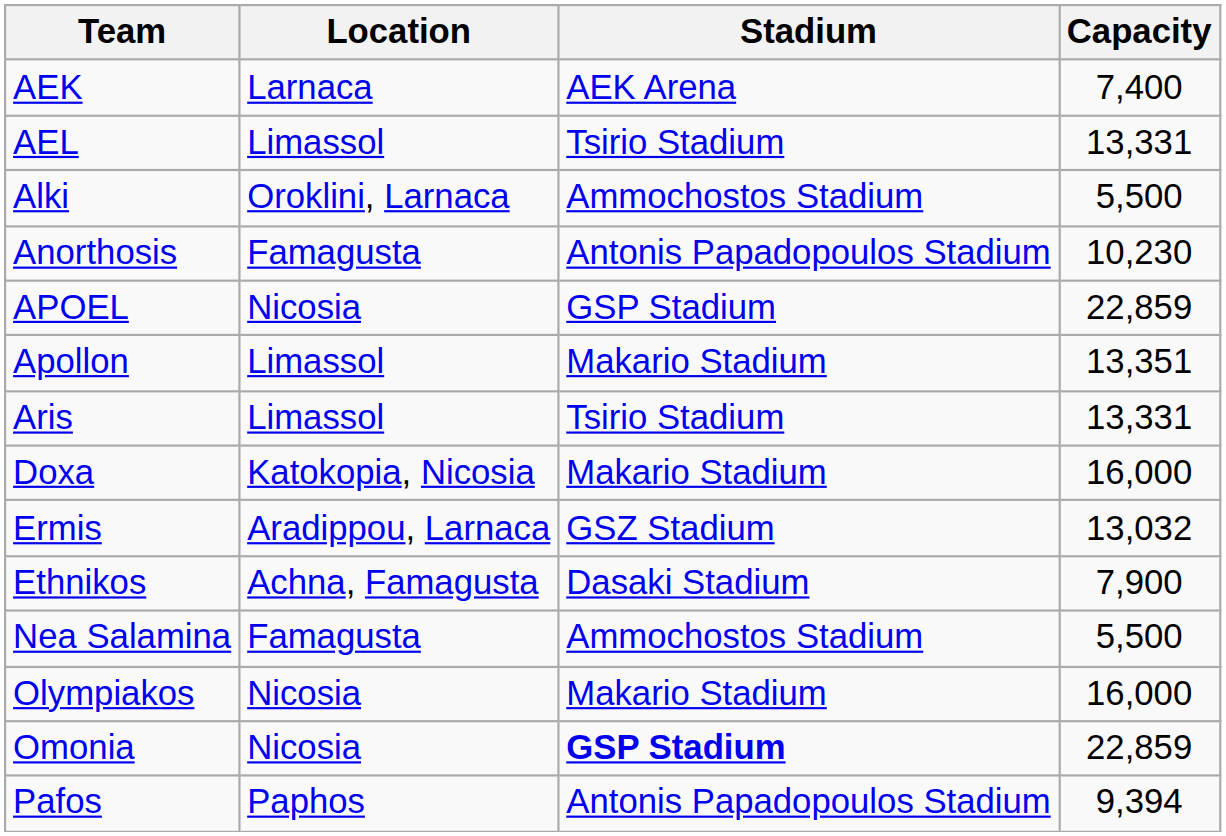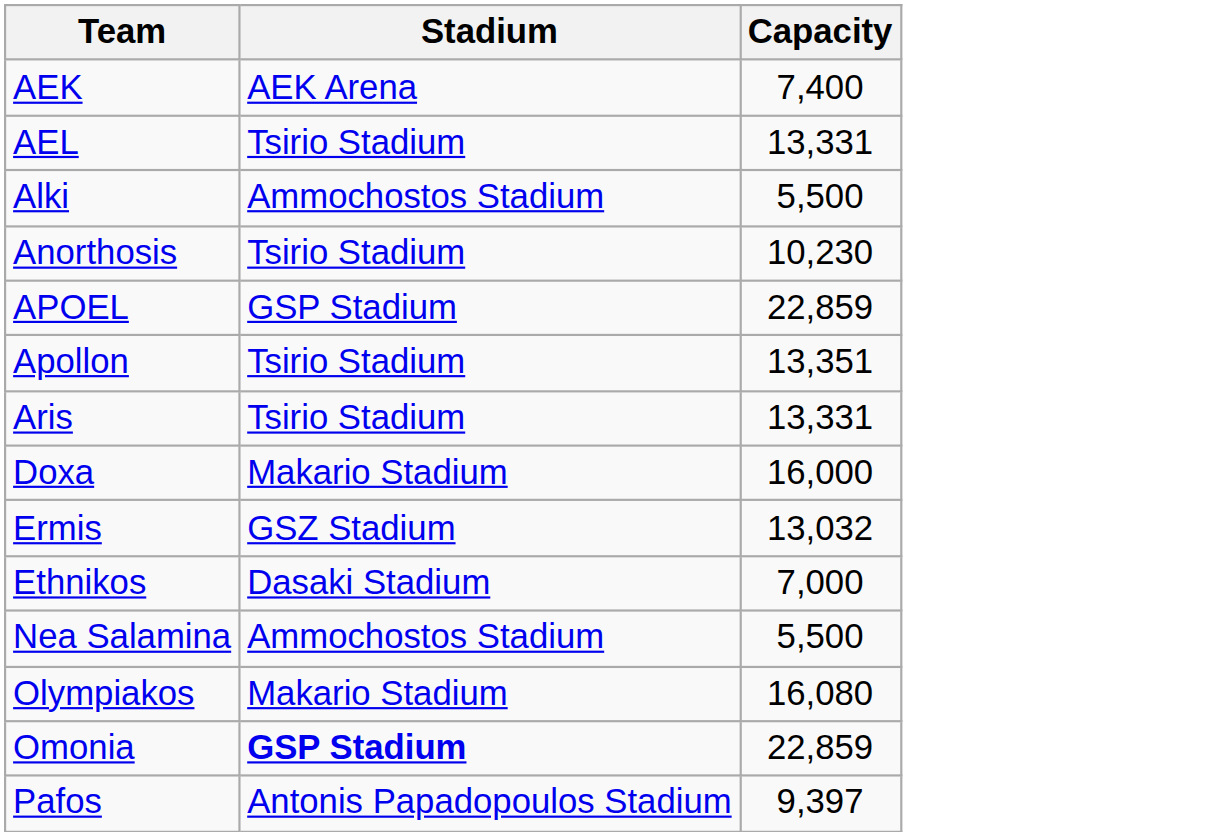- column: (399, 32)
(809, 252) Antonis Papadopoulos Stadium -> (356, 252) Tsirio Stadium
(697, 362) Makario Stadium -> (356, 362) Tsirio Stadium
(1139, 582) 7,900 -> (820, 582) 7,000
(1139, 692) 16,000 -> (820, 692) 16,080
(1139, 802) 9,394 -> (820, 802) 9,397
